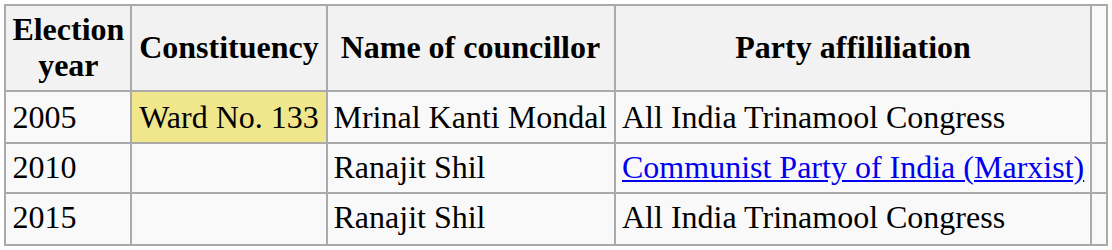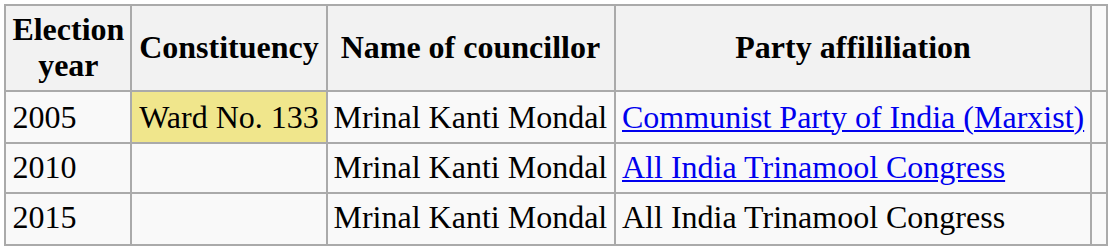(814, 116) All India Trinamool Congress -> (853, 116) Communist Party of India (Marxist)
(410, 167) Ranajit Shil -> (470, 167) Mrinal Kanti Mondal
(853, 167) Communist Party of India (Marxist) -> (814, 167) All India Trinamool Congress
(410, 218) Ranajit Shil -> (470, 218) Mrinal Kanti Mondal
